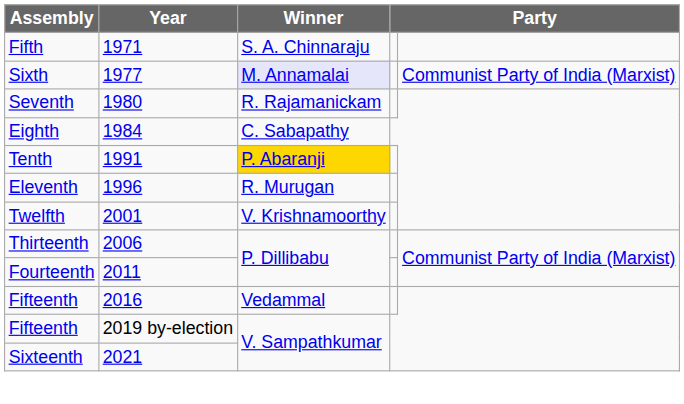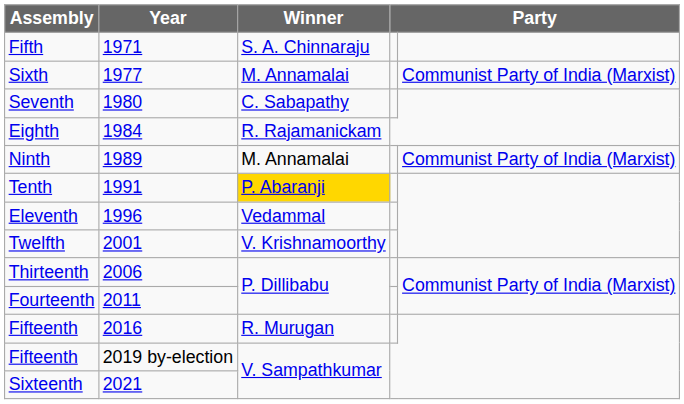(295, 74) lavender background -> (295, 74) no background
(311, 103) R. Rajamanickam -> (295, 103) C. Sabapathy
(295, 131) C. Sabapathy -> (311, 131) R. Rajamanickam
+ row: (29, 159)
(288, 187) R. Murugan -> (283, 215) Vedammal
(283, 300) Vedammal -> (288, 328) R. Murugan
